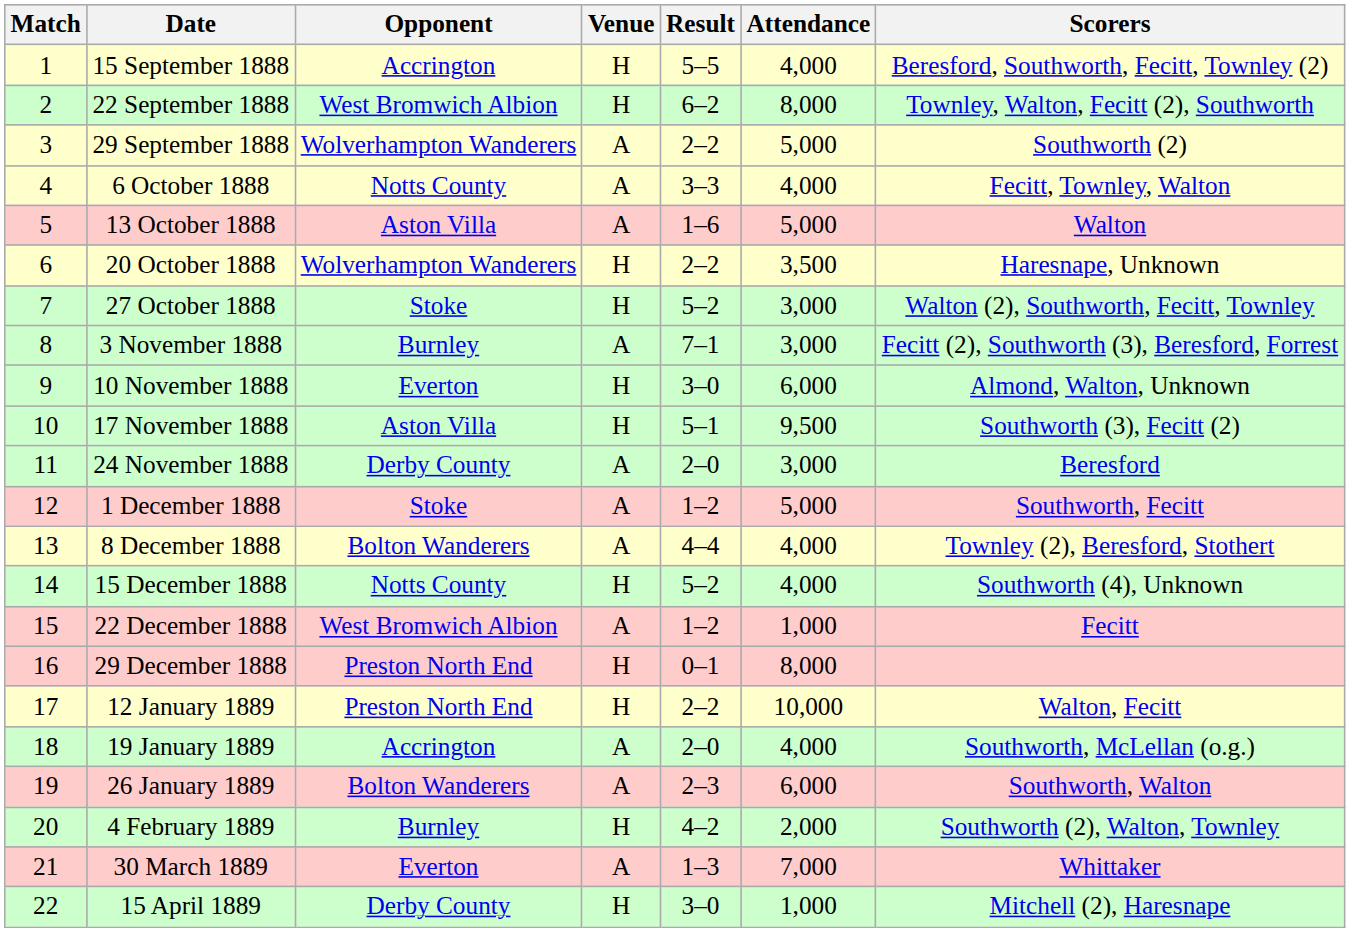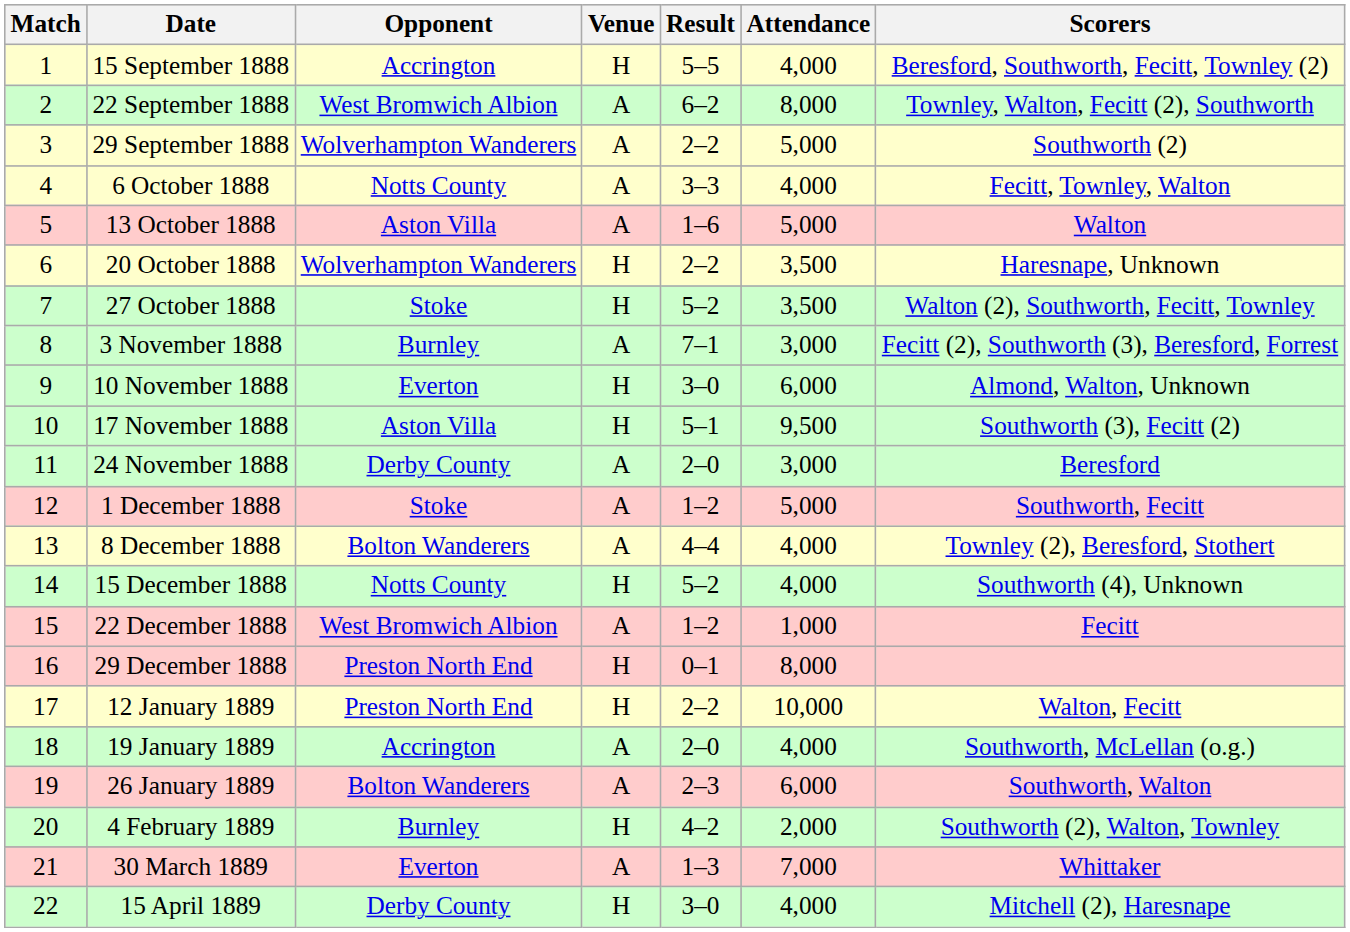(621, 104) H -> (621, 104) A
(808, 305) 3,000 -> (808, 305) 3,500
(808, 906) 1,000 -> (808, 906) 4,000
